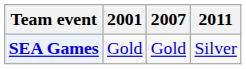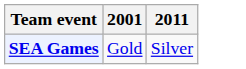- column: (168, 19)
